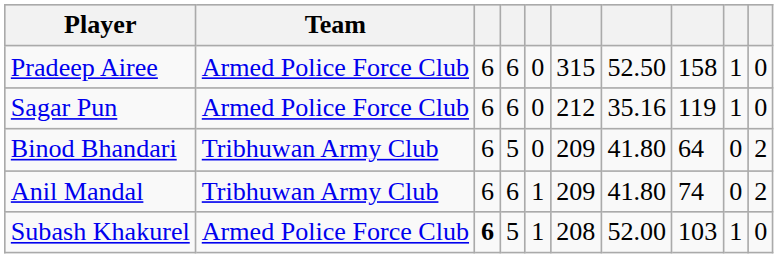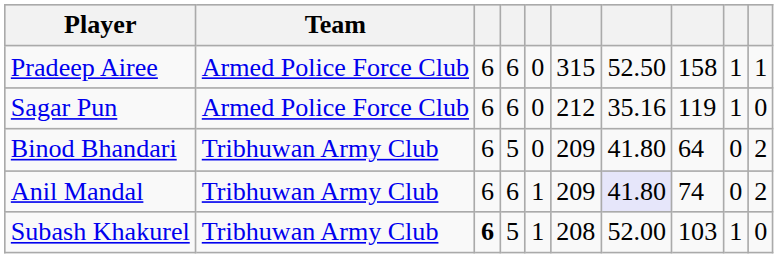(761, 66) 0 -> (761, 66) 1
(637, 190) no background -> (637, 190) lavender background
(335, 231) Armed Police Force Club -> (320, 231) Tribhuwan Army Club
